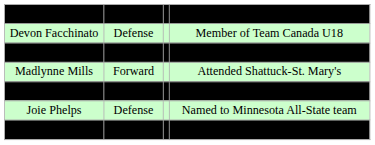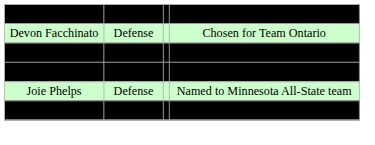(269, 14) bold -> (264, 14) normal
(269, 33) Member of Team Canada U18 -> (264, 33) Chosen for Team Ontario
(134, 52) Forward -> (134, 52) Defense
- row: (54, 71)
(134, 129) Defense -> (134, 110) Forward
(269, 129) Chosen for Team Ontario -> (264, 110) Member of Team Canada U18
